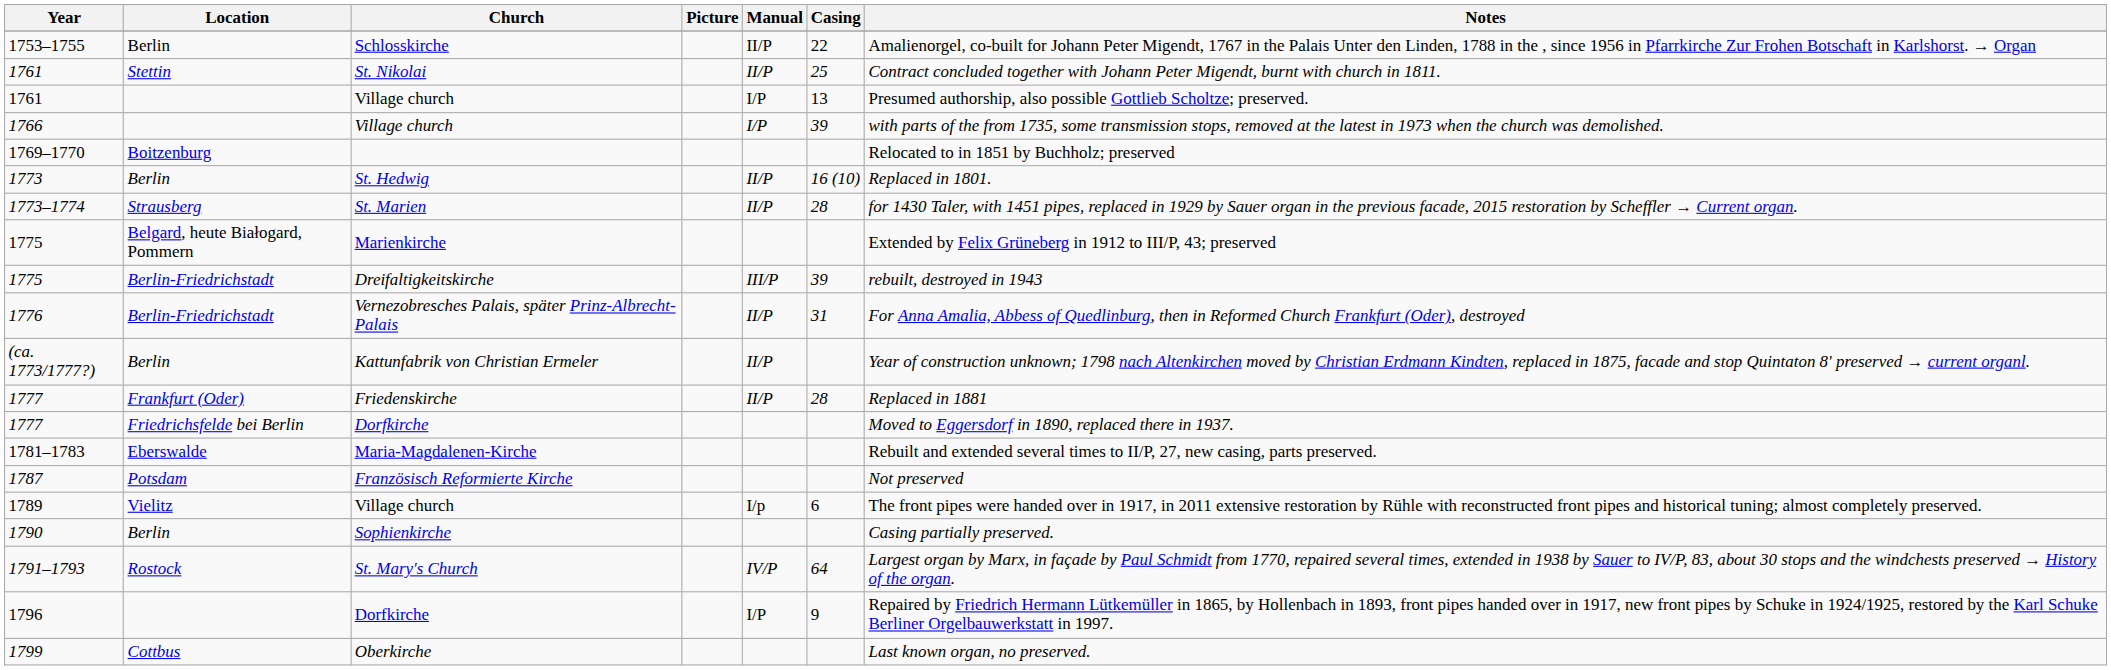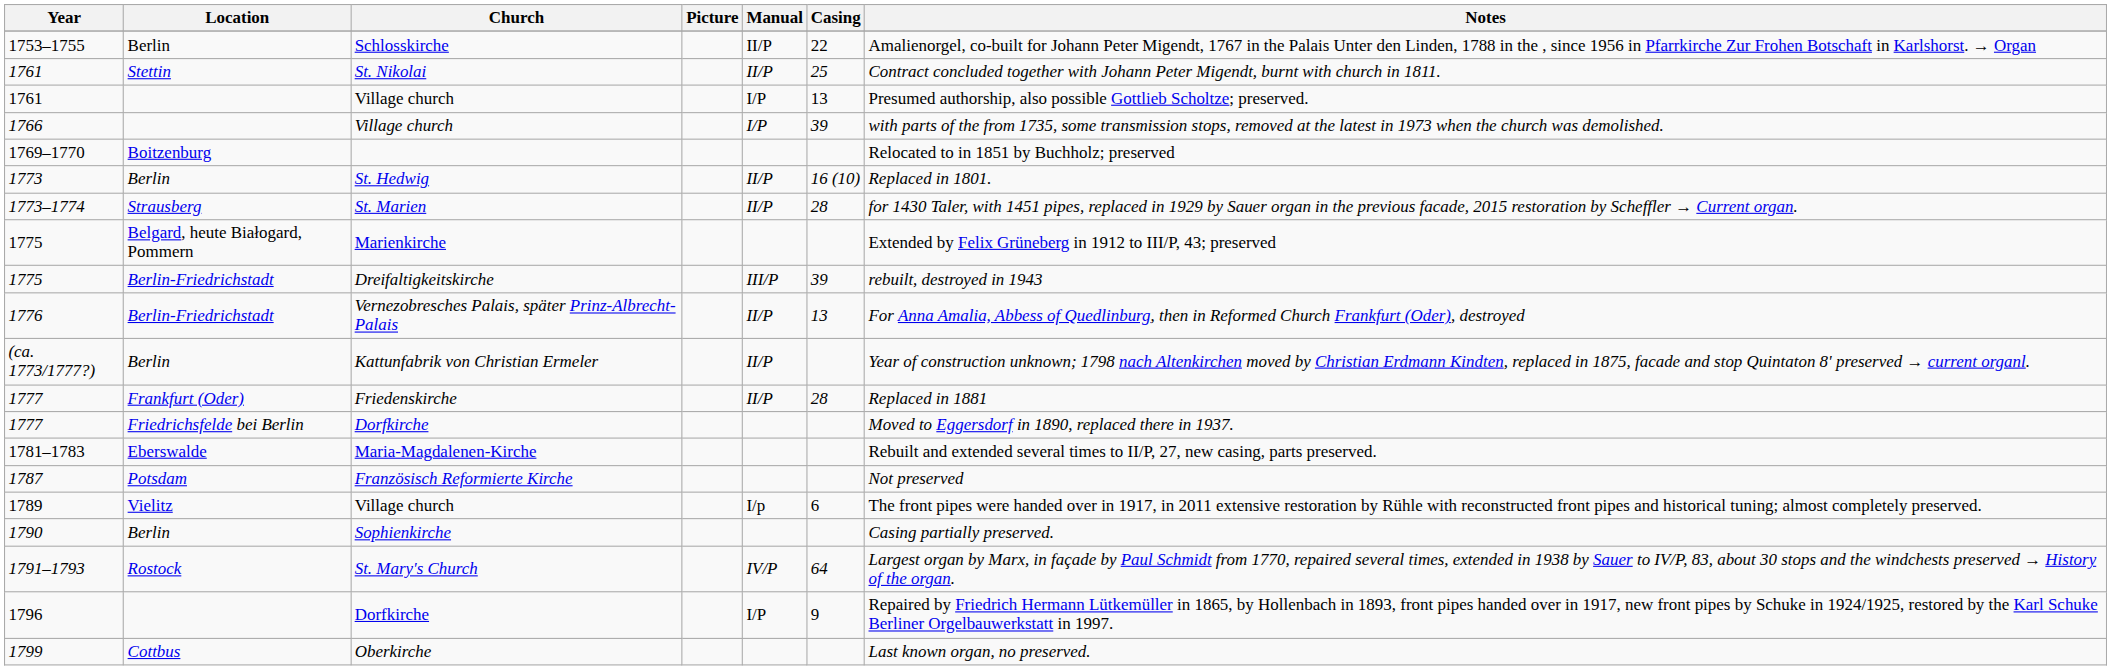(819, 315) 31 -> (819, 315) 13
